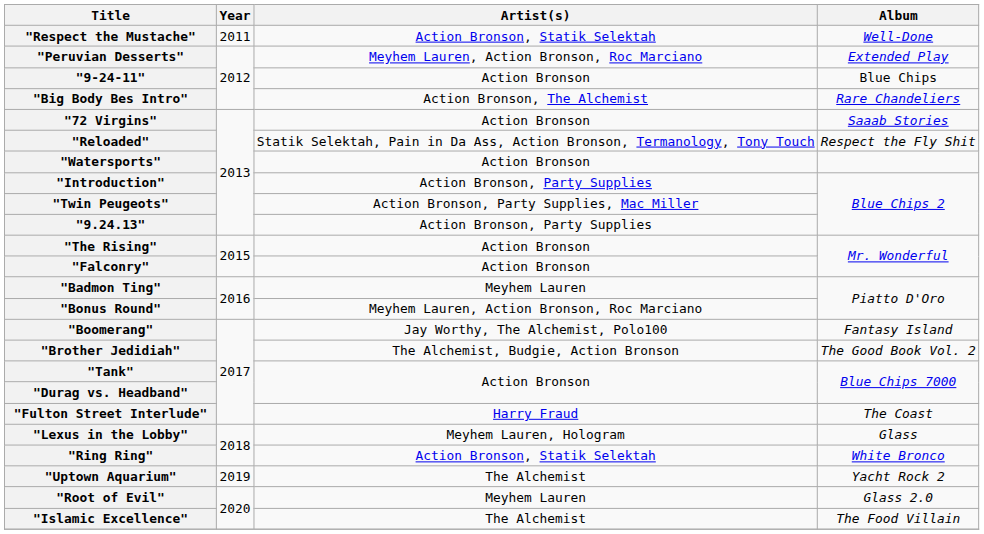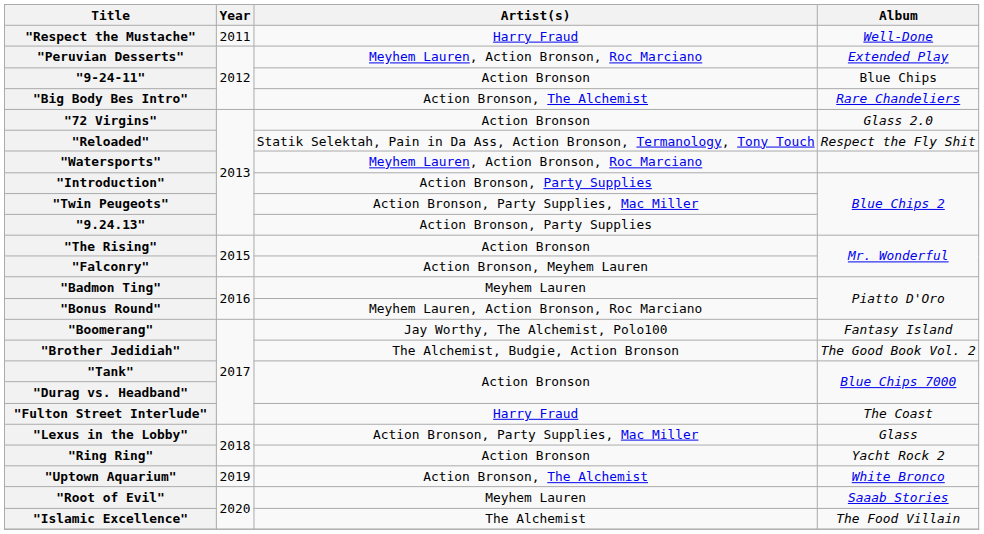(536, 36) Action Bronson, Statik Selektah -> (536, 36) Harry Fraud
(898, 120) Saaab Stories -> (898, 120) Glass 2.0
(536, 162) Action Bronson -> (536, 162) Meyhem Lauren, Action Bronson, Roc Marciano
(536, 267) Action Bronson -> (536, 267) Action Bronson, Meyhem Lauren
(536, 434) Meyhem Lauren, Hologram -> (536, 434) Action Bronson, Party Supplies, Mac Miller
(536, 455) Action Bronson, Statik Selektah -> (536, 455) Action Bronson
(898, 455) White Bronco -> (898, 455) Yacht Rock 2
(536, 476) The Alchemist -> (536, 476) Action Bronson, The Alchemist
(898, 476) Yacht Rock 2 -> (898, 476) White Bronco
(898, 497) Glass 2.0 -> (898, 497) Saaab Stories
